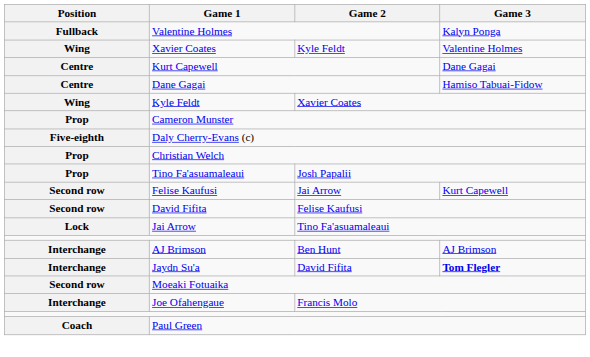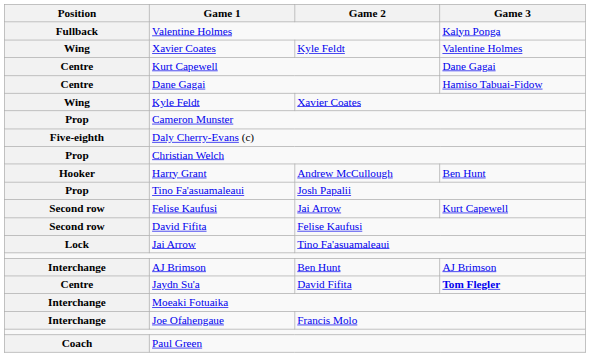+ row: (179, 173)
(77, 267) Interchange -> (77, 284) Centre
(77, 284) Second row -> (77, 302) Interchange
